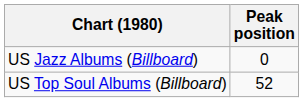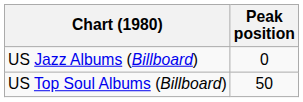(264, 84) 52 -> (264, 84) 50
